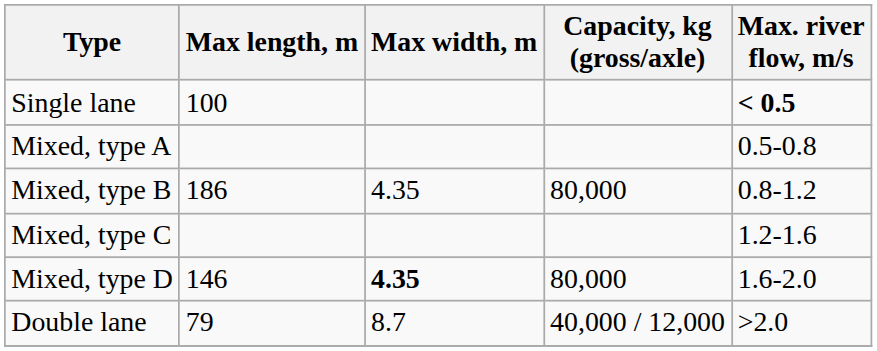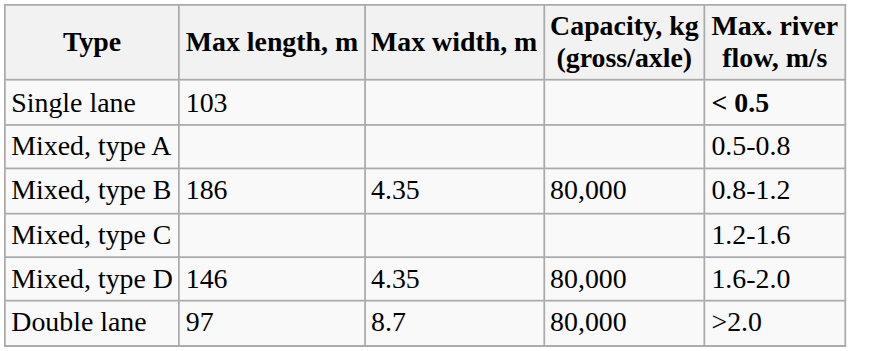(207, 102) 100 -> (207, 102) 103
(395, 278) bold -> (395, 278) normal
(200, 322) 79 -> (200, 322) 97
(638, 322) 40,000 / 12,000 -> (588, 322) 80,000
